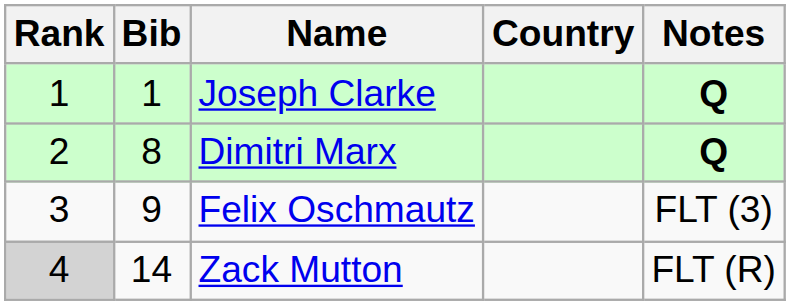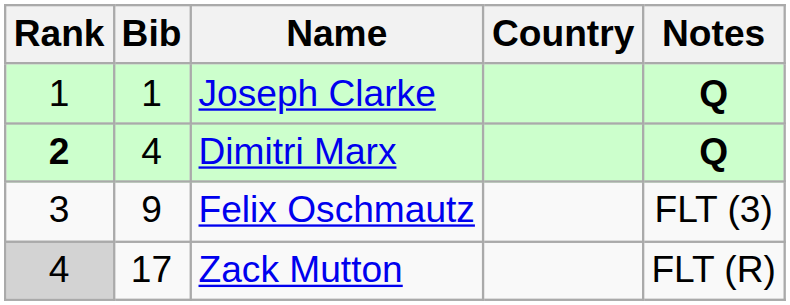(59, 151) normal -> (59, 151) bold
(152, 151) 8 -> (152, 151) 4
(151, 269) 14 -> (151, 269) 17
